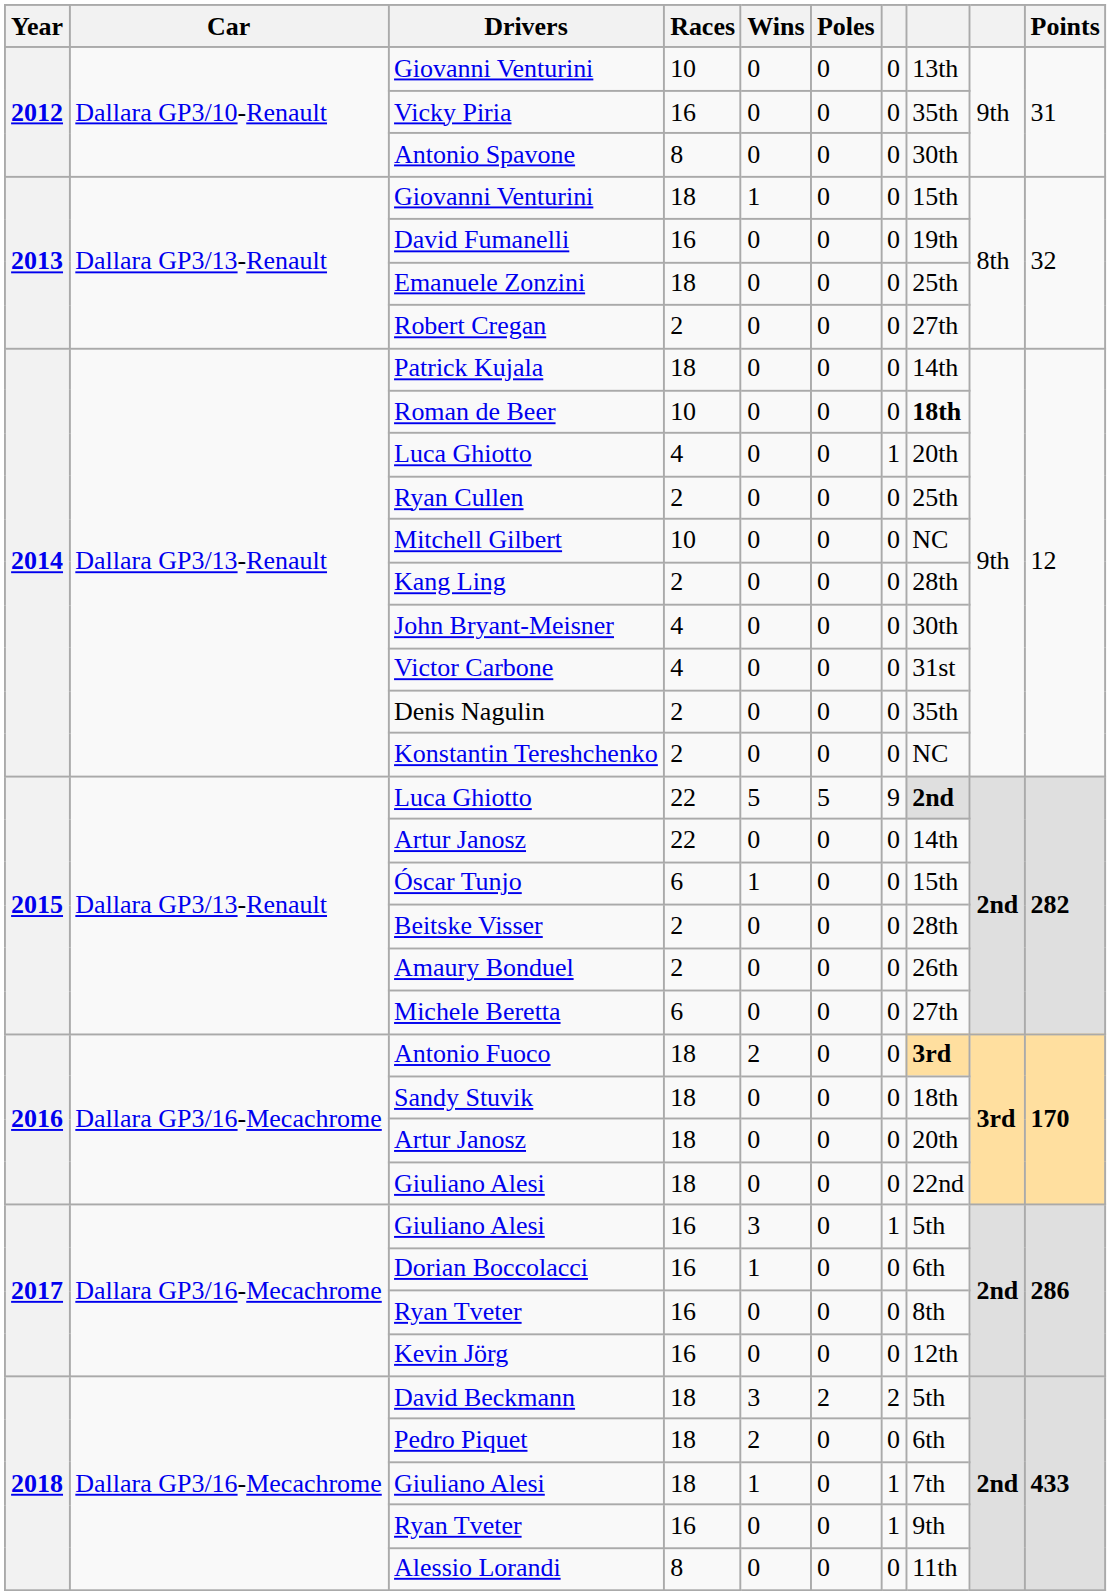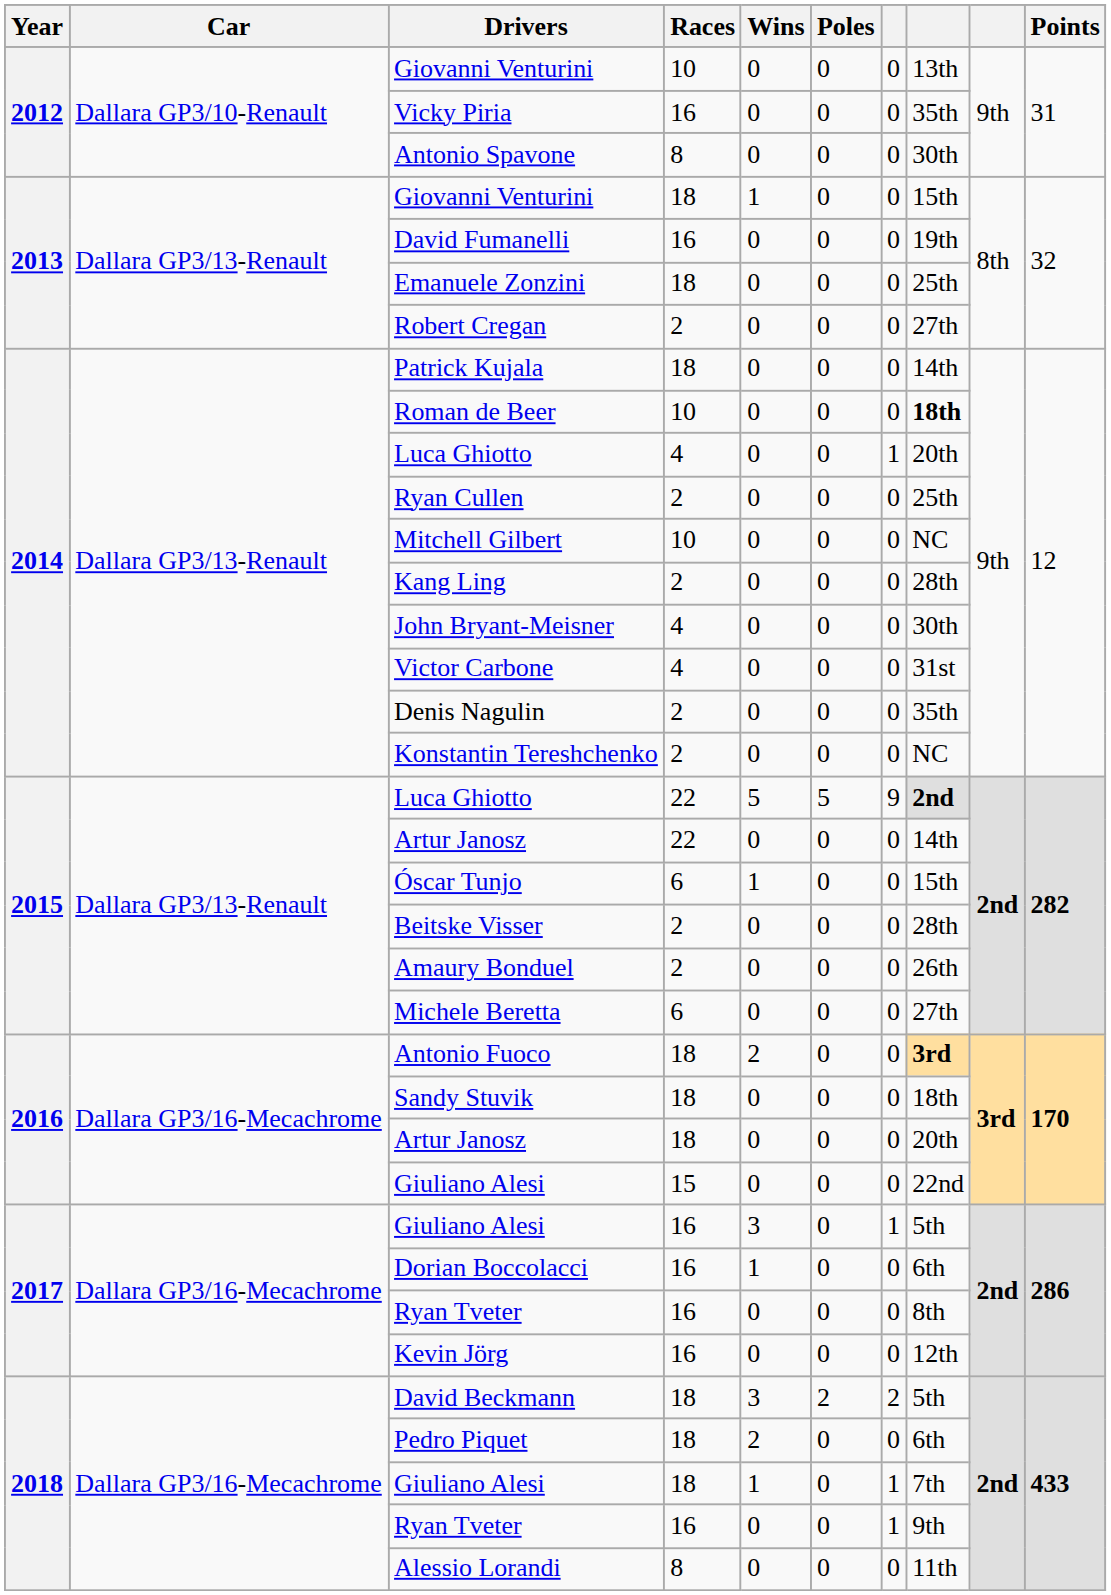(683, 1182) 18 -> (683, 1182) 15
